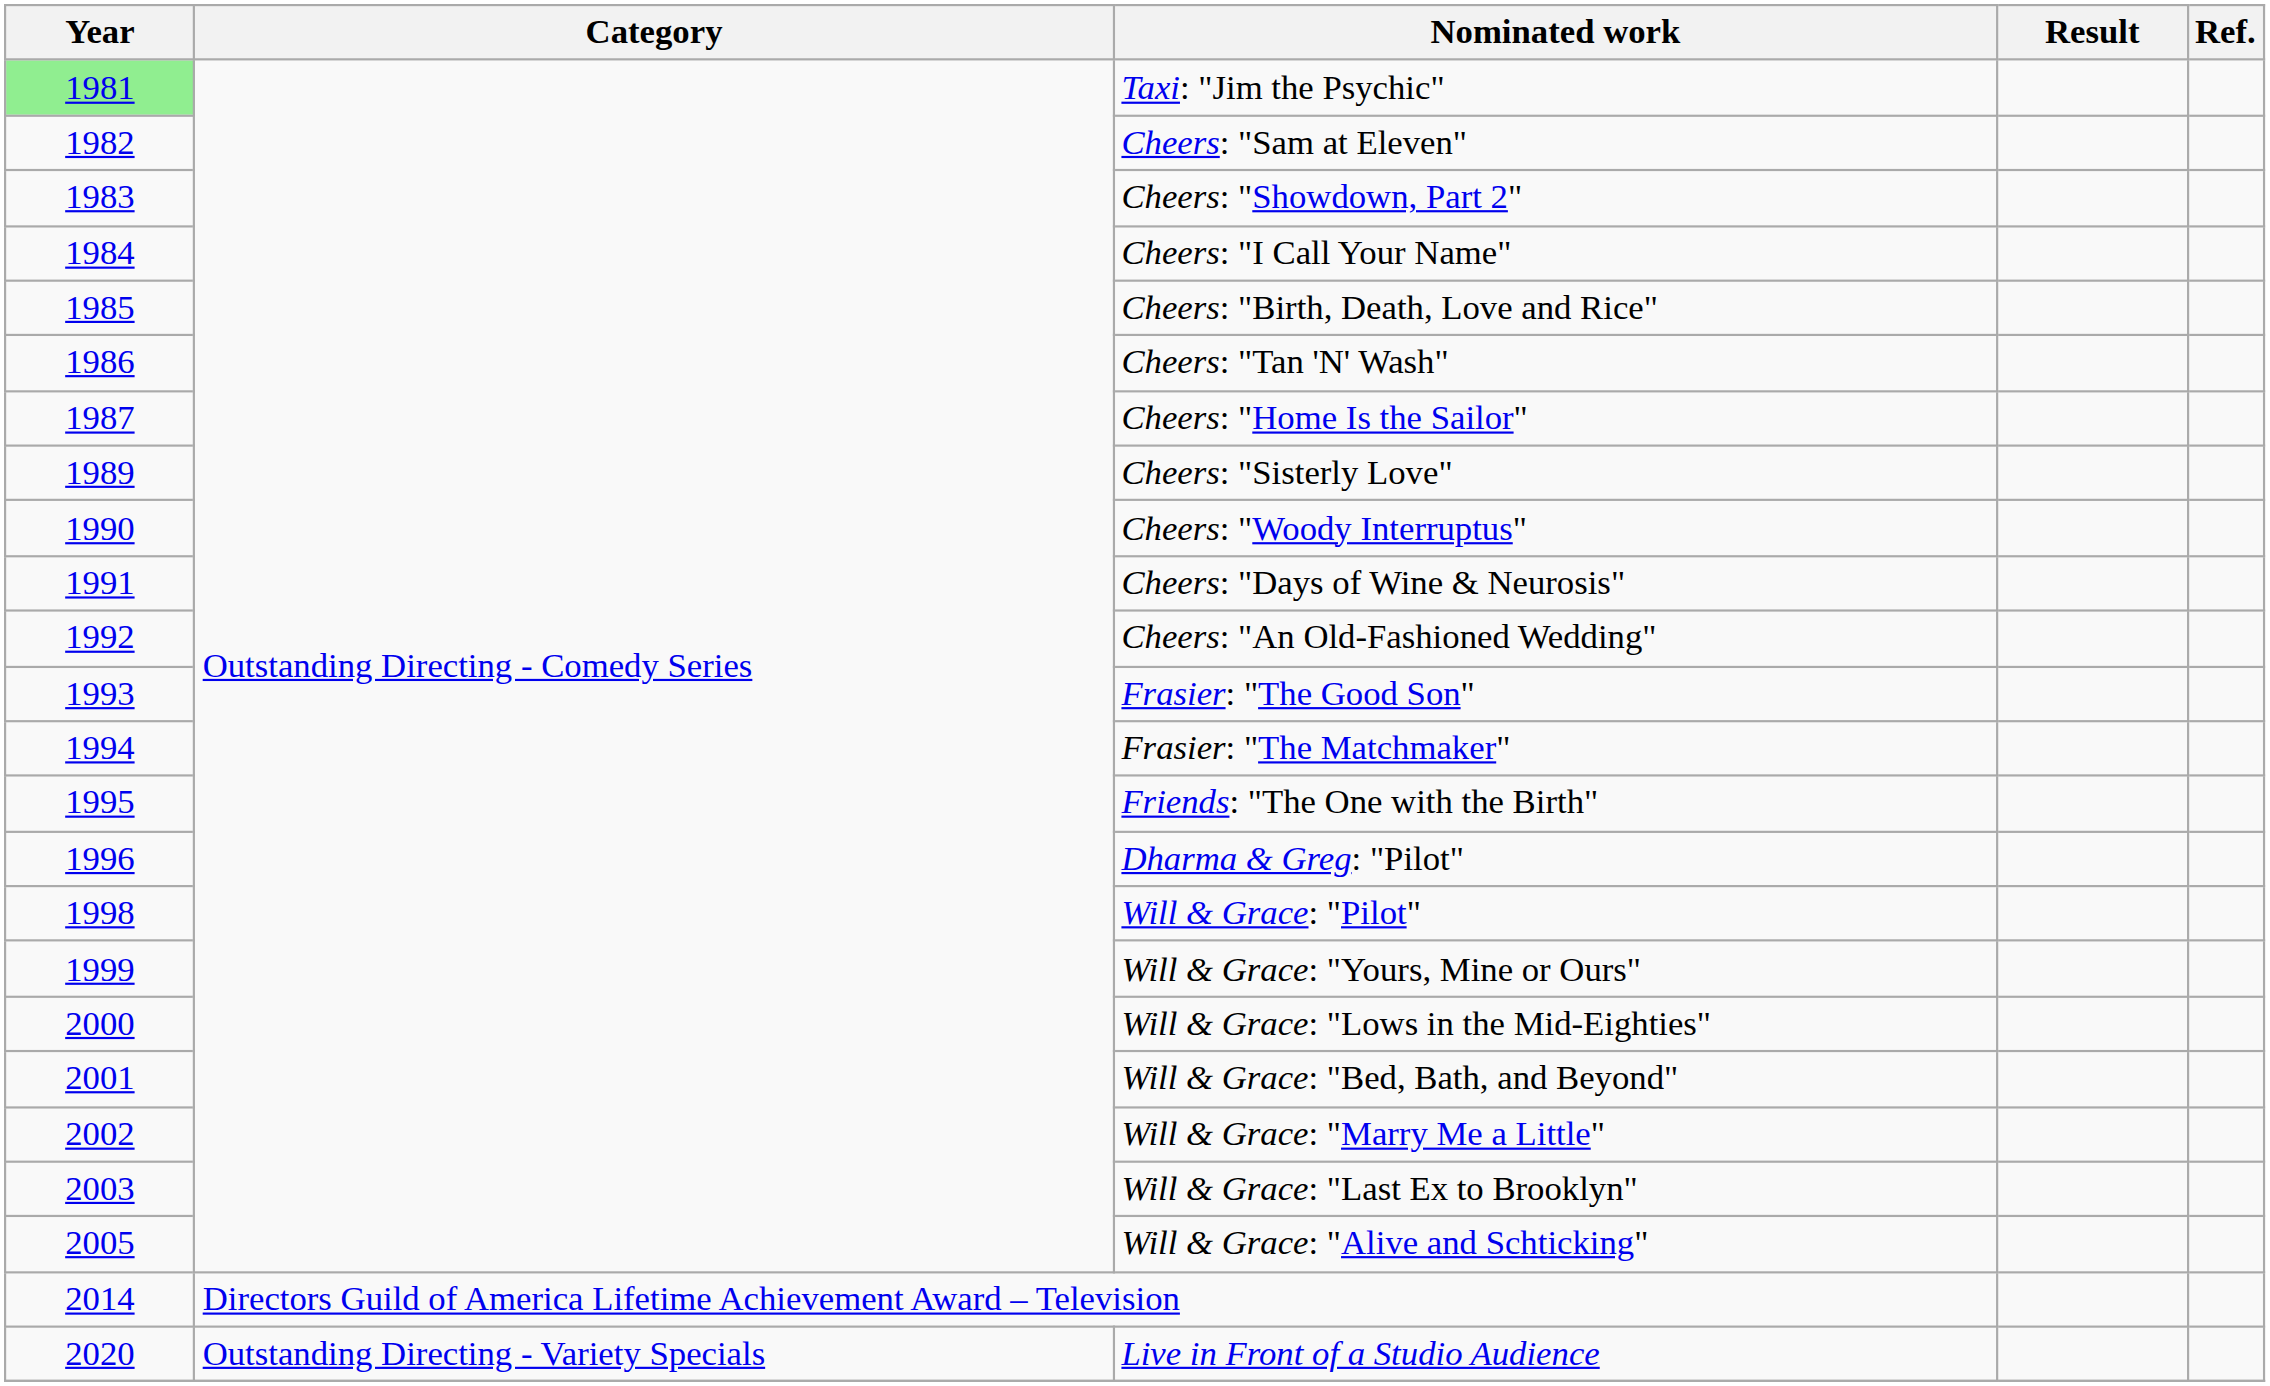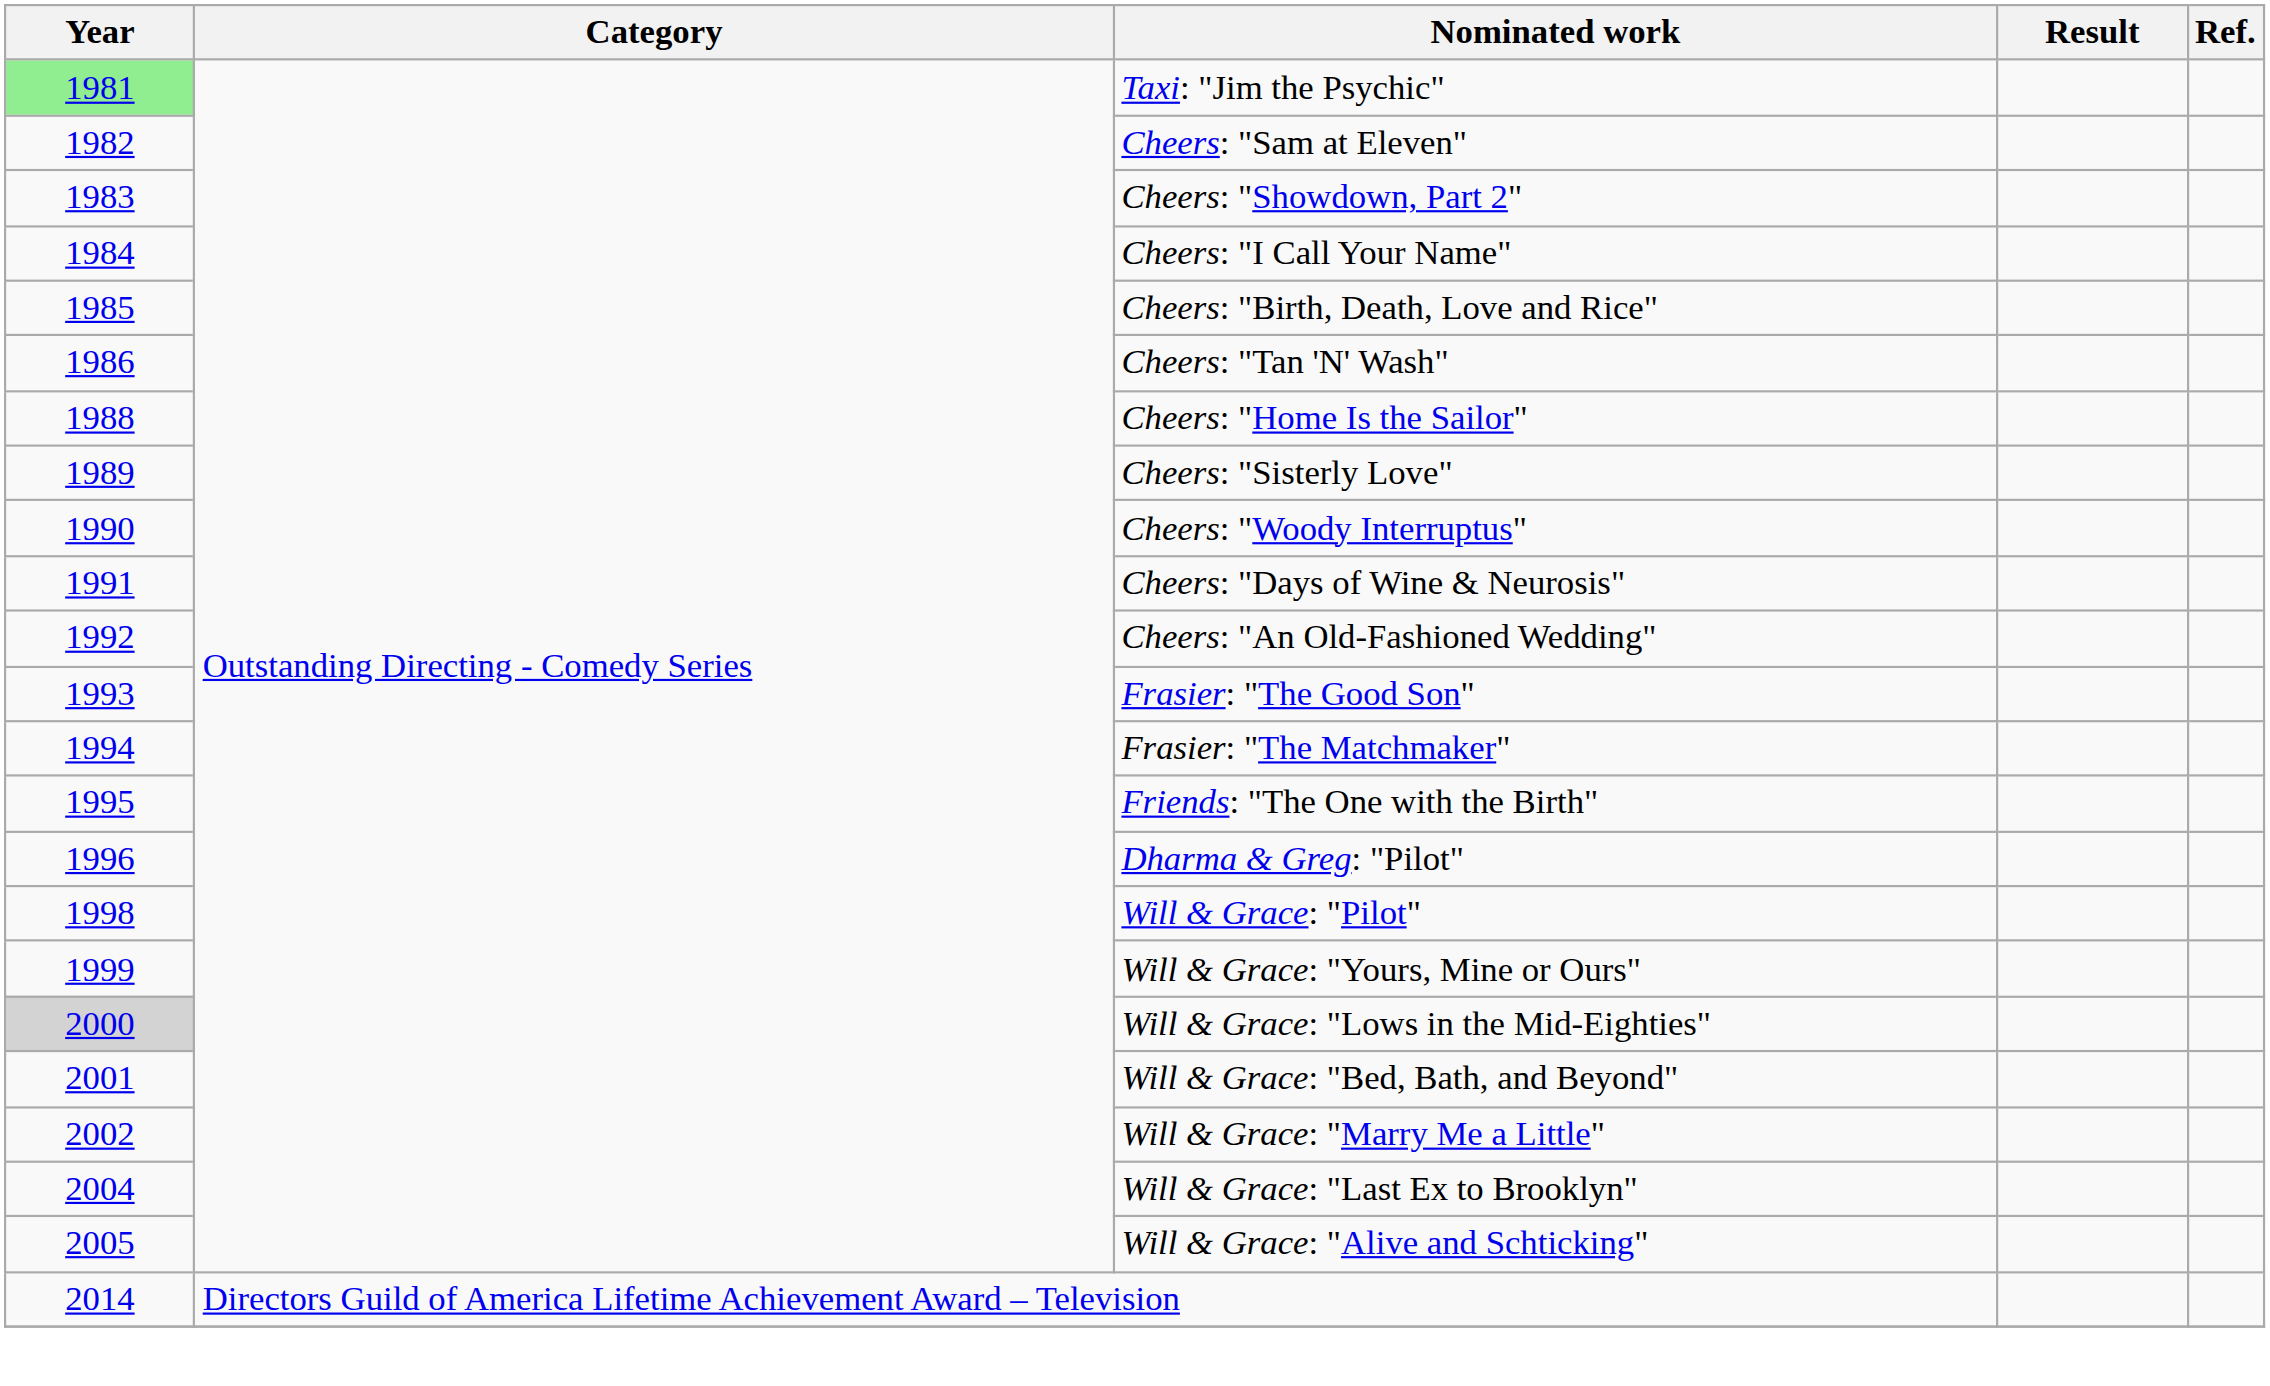(100, 417) 1987 -> (100, 417) 1988
(100, 1023) no background -> (100, 1023) lightgrey background
(100, 1188) 2003 -> (100, 1188) 2004
- row: (1361, 1353)
